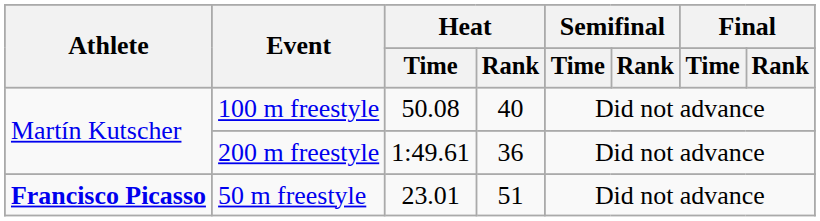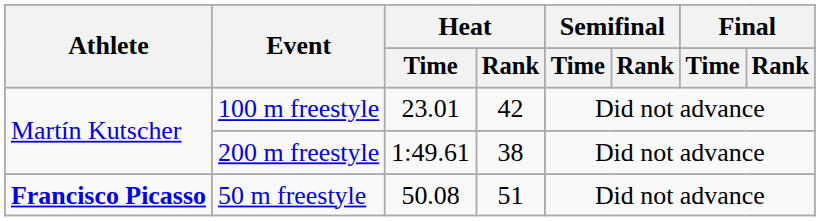(431, 109) 50.08 -> (431, 109) 23.01
(510, 109) 40 -> (510, 109) 42
(510, 152) 36 -> (510, 152) 38
(431, 194) 23.01 -> (431, 194) 50.08
